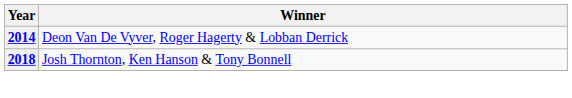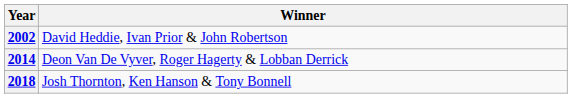+ row: (22, 37)
